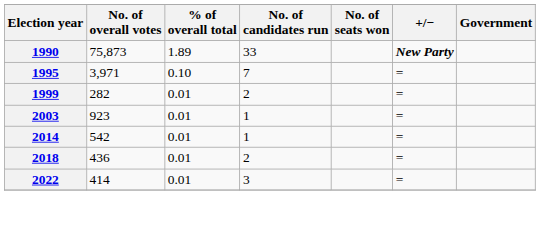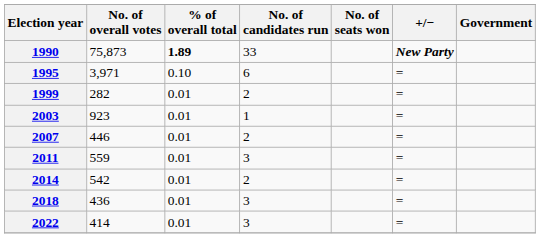(179, 51) normal -> (179, 51) bold
(246, 72) 7 -> (246, 72) 6
+ row: (45, 136)
+ row: (45, 158)
(246, 136) 1 -> (246, 179) 2
(246, 158) 2 -> (246, 200) 3
